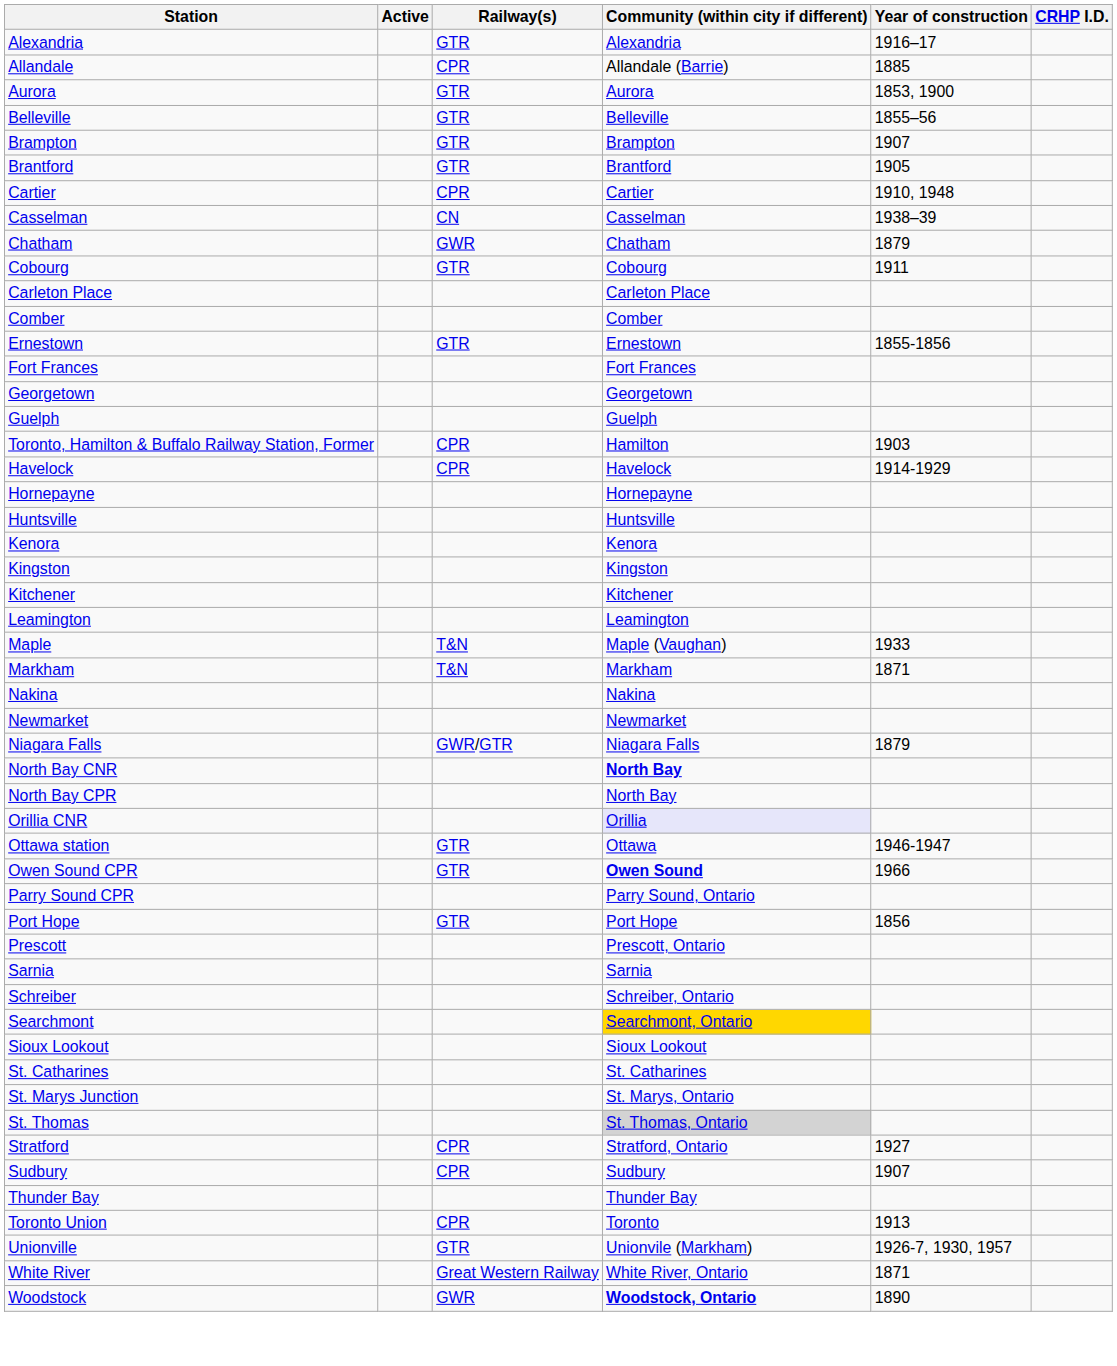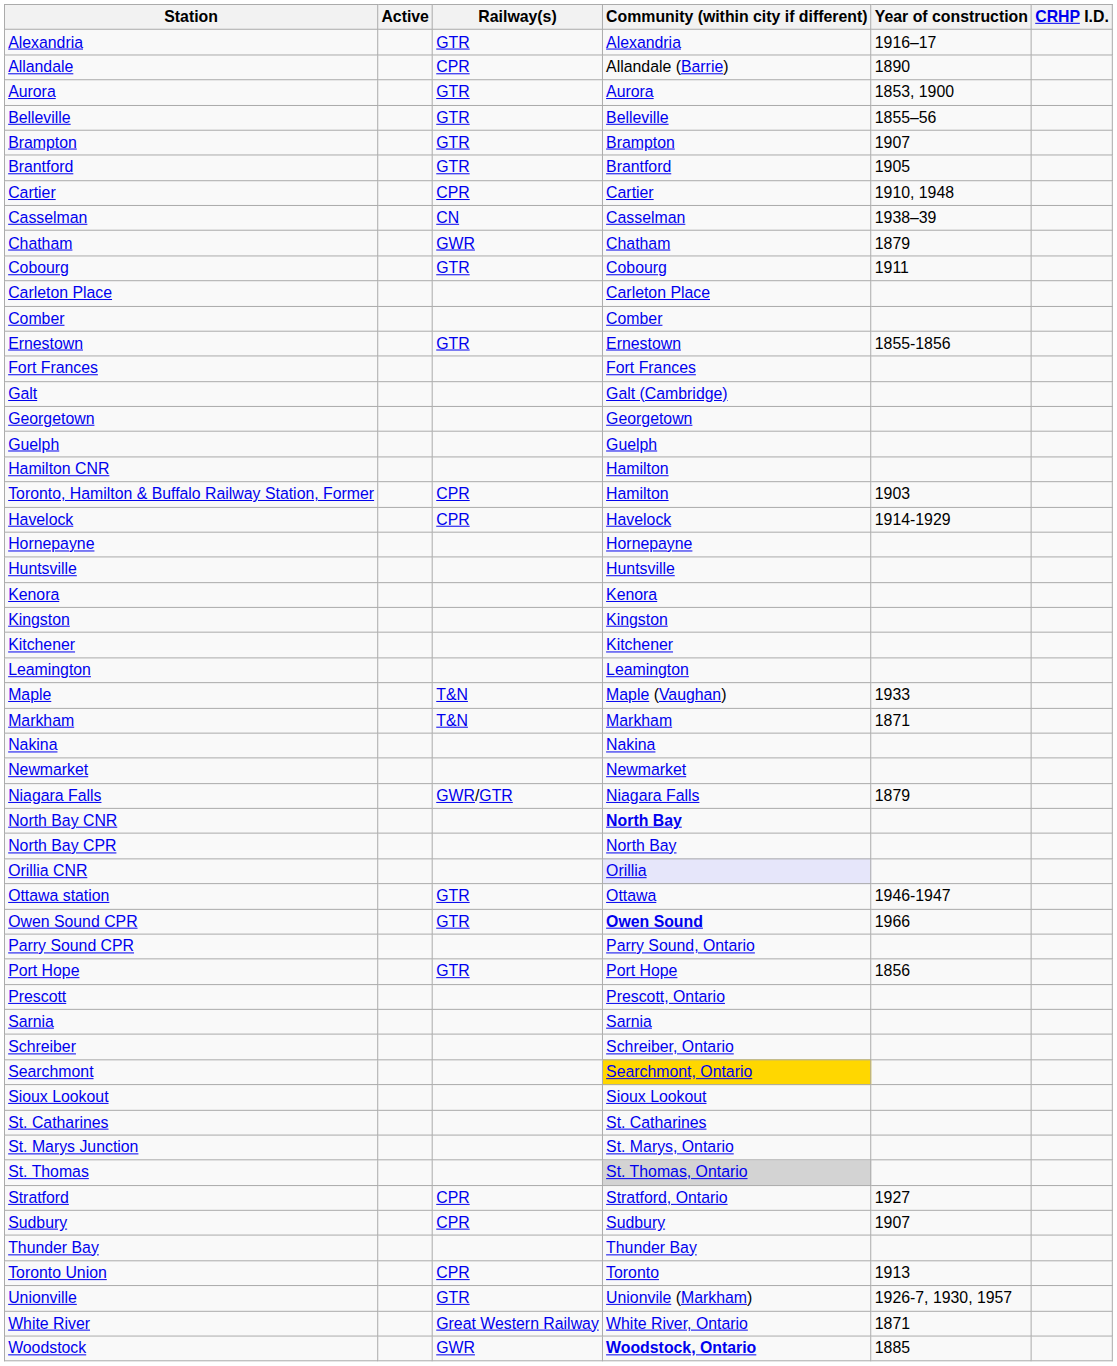(892, 67) 1885 -> (892, 67) 1890
+ row: (23, 393)
+ row: (59, 469)
(892, 1298) 1890 -> (892, 1348) 1885
